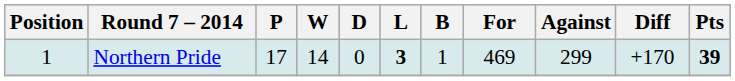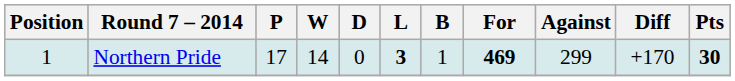(499, 56) normal -> (499, 56) bold
(710, 56) 39 -> (710, 56) 30
